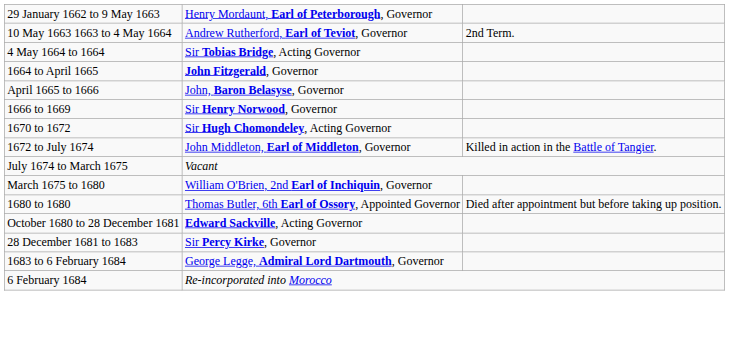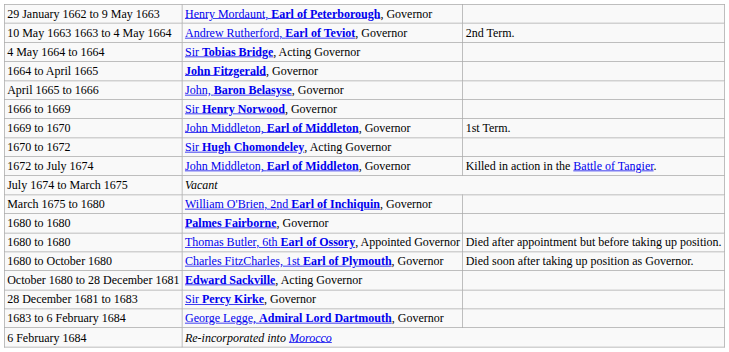+ row: (39, 128)
+ row: (39, 223)
+ row: (60, 261)
